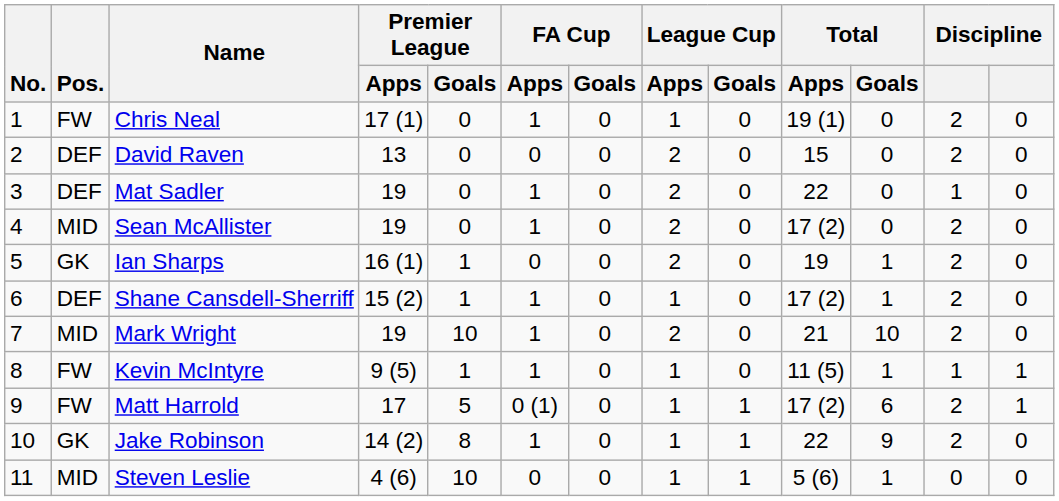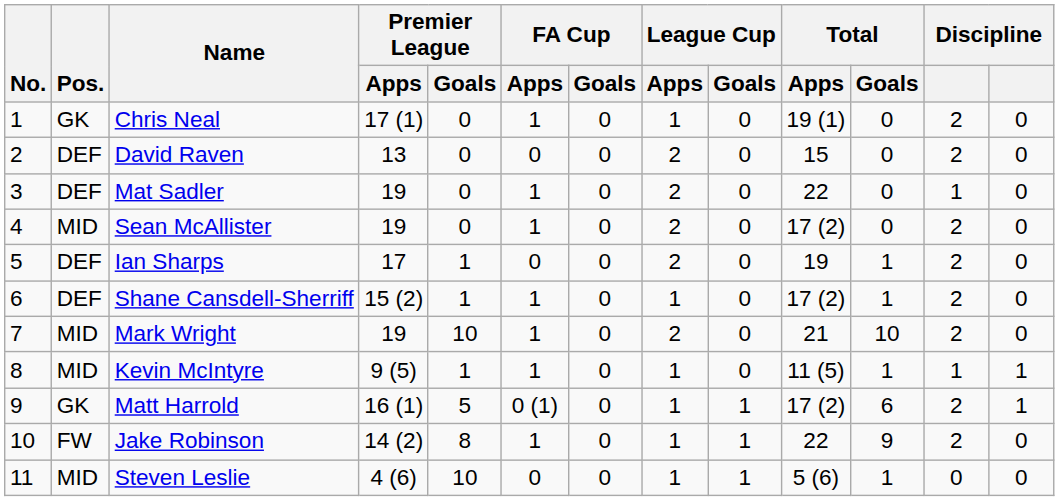(74, 119) FW -> (73, 119) GK
(73, 262) GK -> (79, 262) DEF
(394, 262) 16 (1) -> (394, 262) 17
(74, 369) FW -> (77, 369) MID
(74, 405) FW -> (73, 405) GK
(394, 405) 17 -> (394, 405) 16 (1)
(73, 441) GK -> (74, 441) FW
